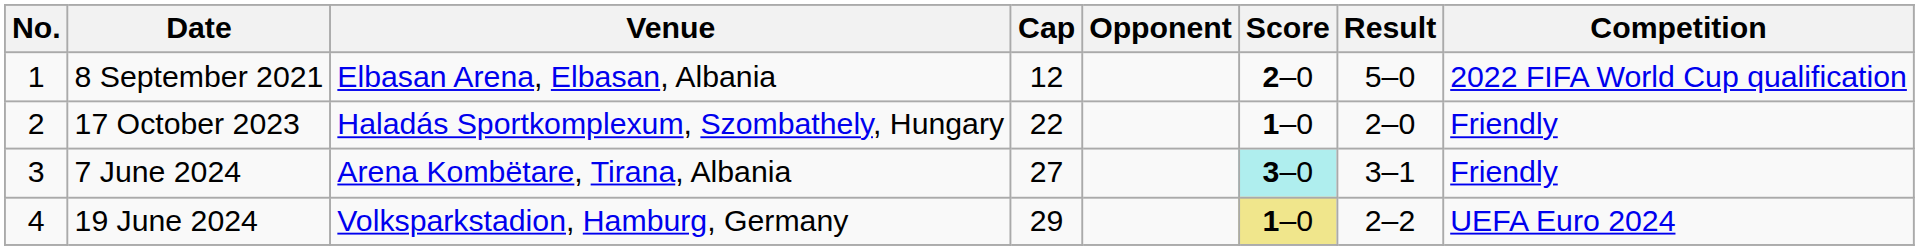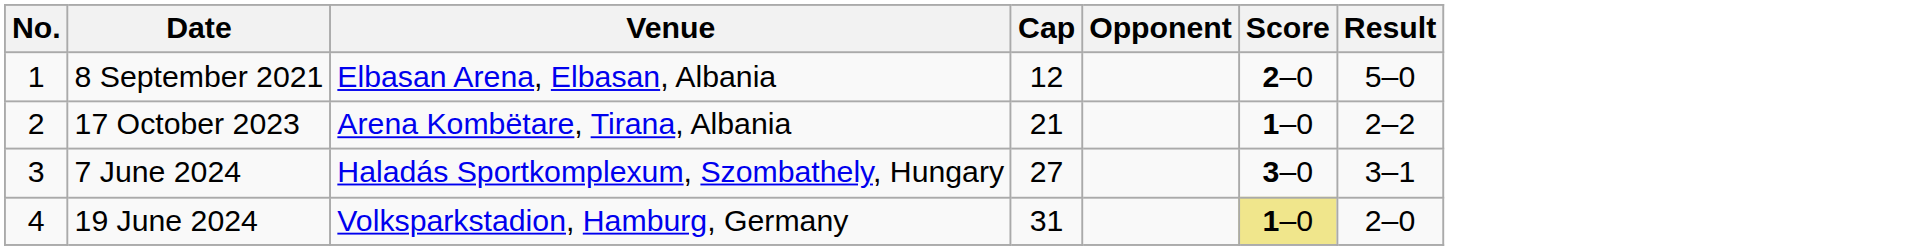- column: (1679, 28)
(671, 124) Haladás Sportkomplexum, Szombathely, Hungary -> (564, 124) Arena Kombëtare, Tirana, Albania
(1047, 124) 22 -> (1047, 124) 21
(1390, 124) 2–0 -> (1390, 124) 2–2
(564, 172) Arena Kombëtare, Tirana, Albania -> (671, 172) Haladás Sportkomplexum, Szombathely, Hungary
(1288, 172) paleturquoise background -> (1288, 172) no background
(1047, 220) 29 -> (1047, 220) 31
(1390, 220) 2–2 -> (1390, 220) 2–0
